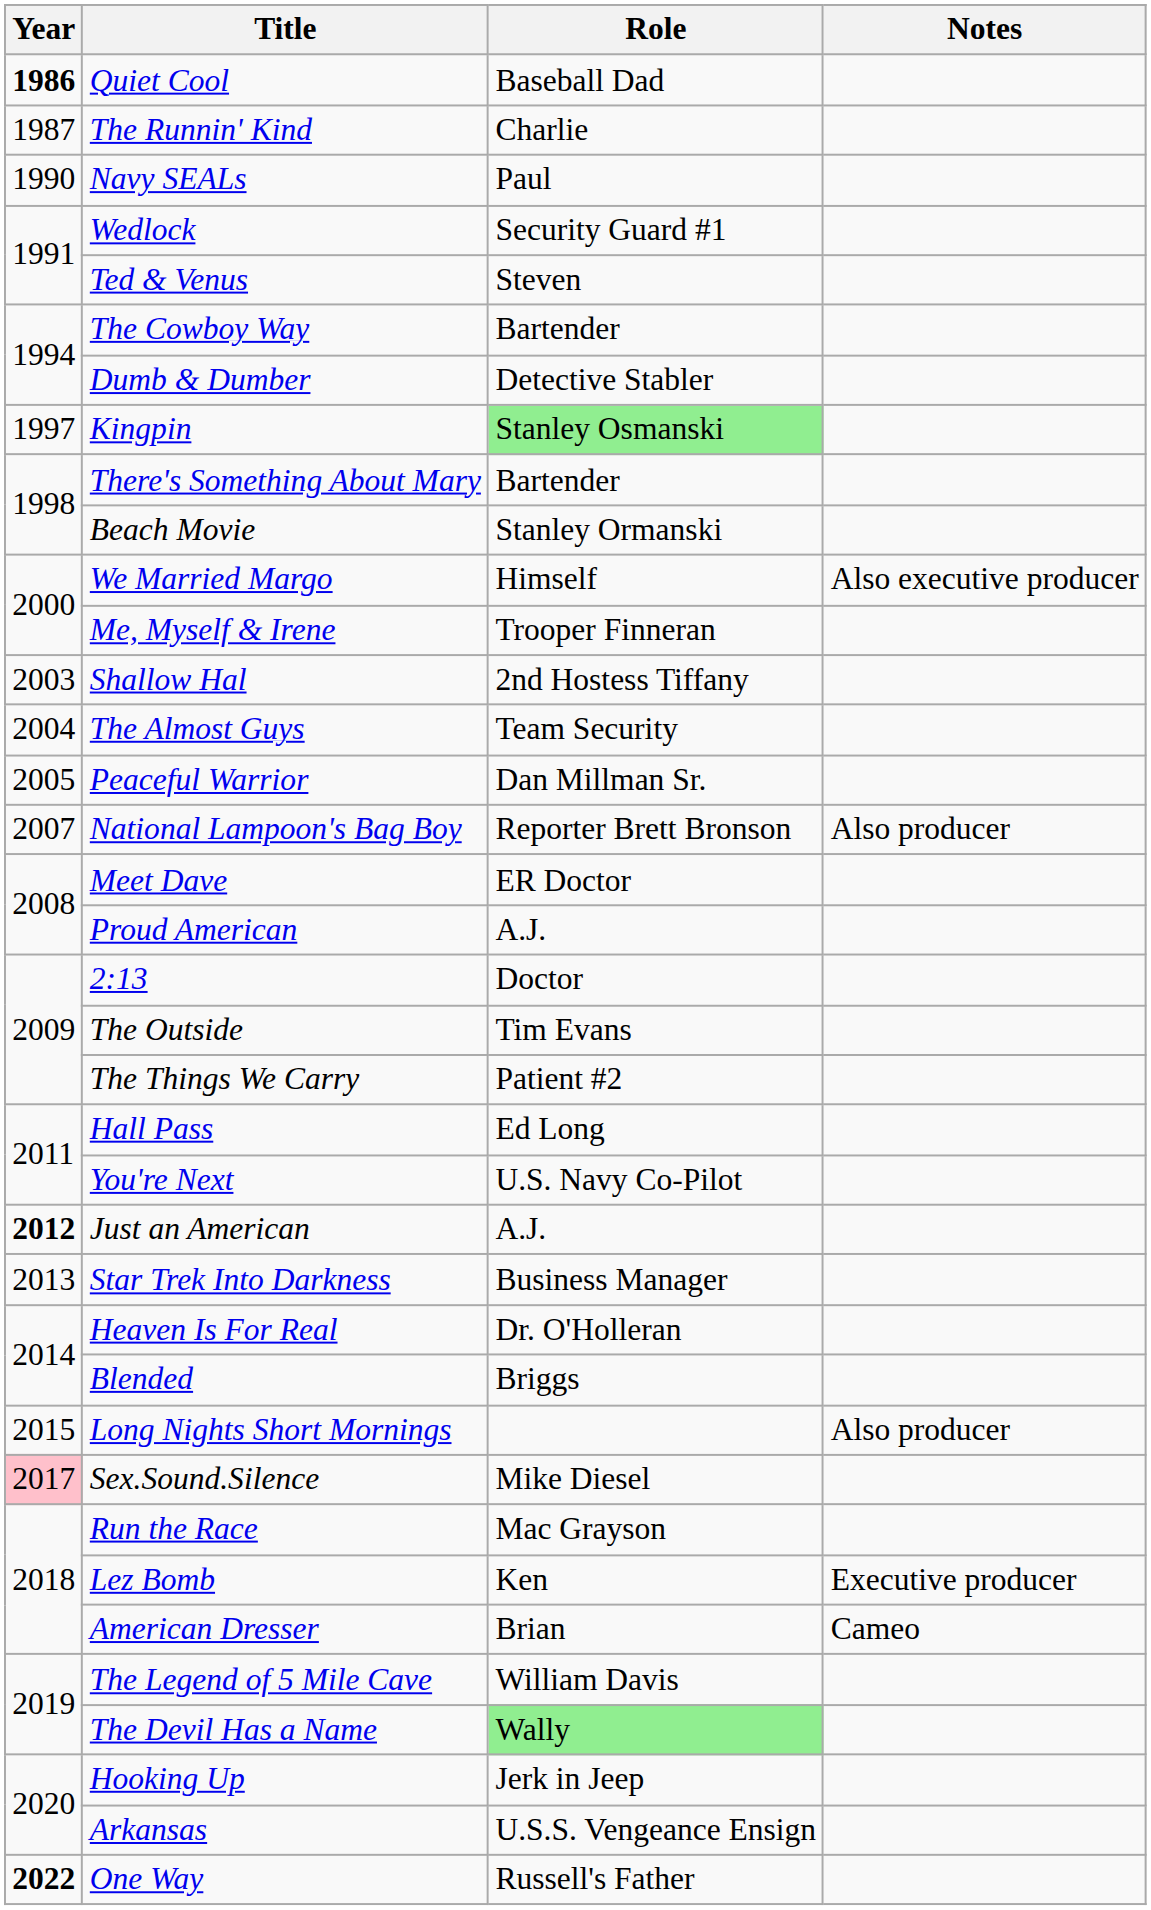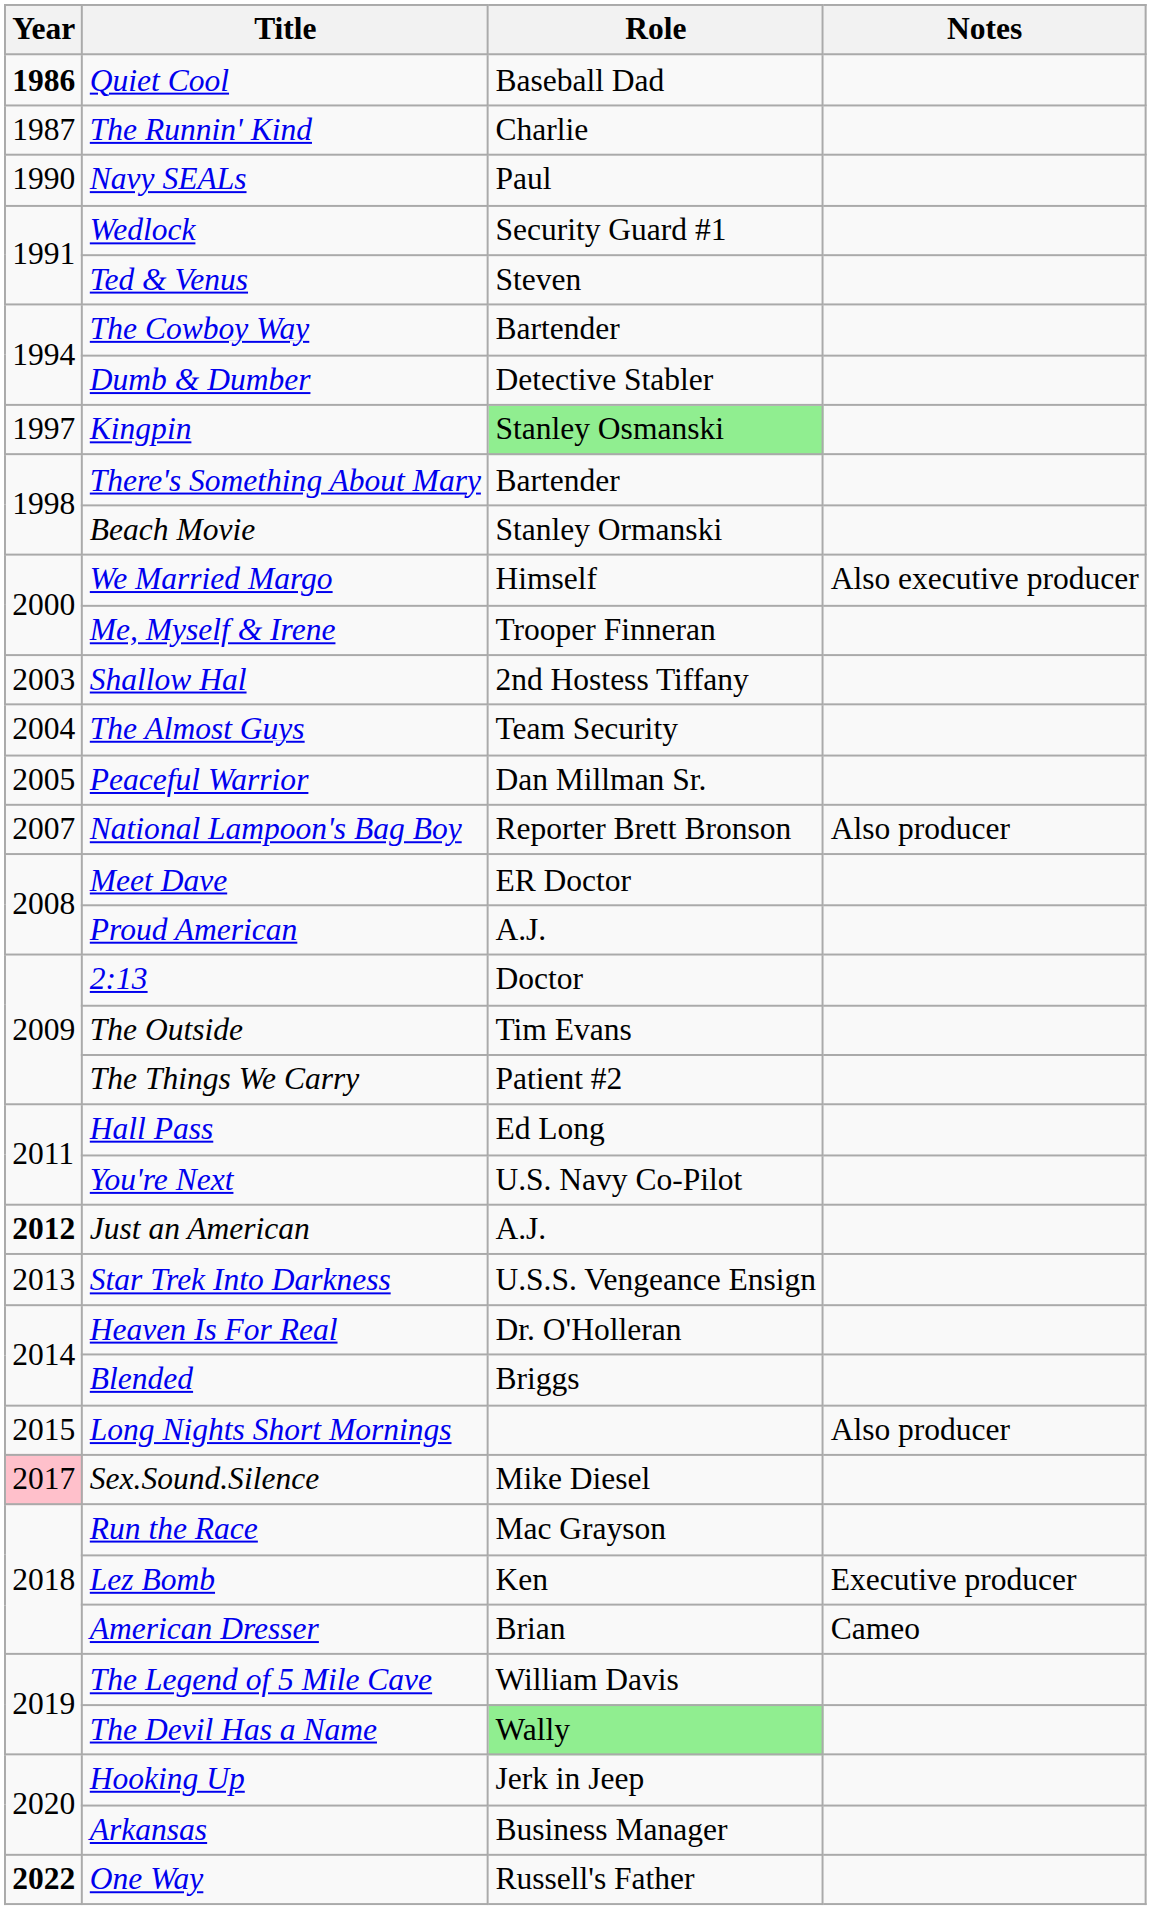(611, 1279) Business Manager -> (656, 1279) U.S.S. Vengeance Ensign
(656, 1829) U.S.S. Vengeance Ensign -> (611, 1829) Business Manager
